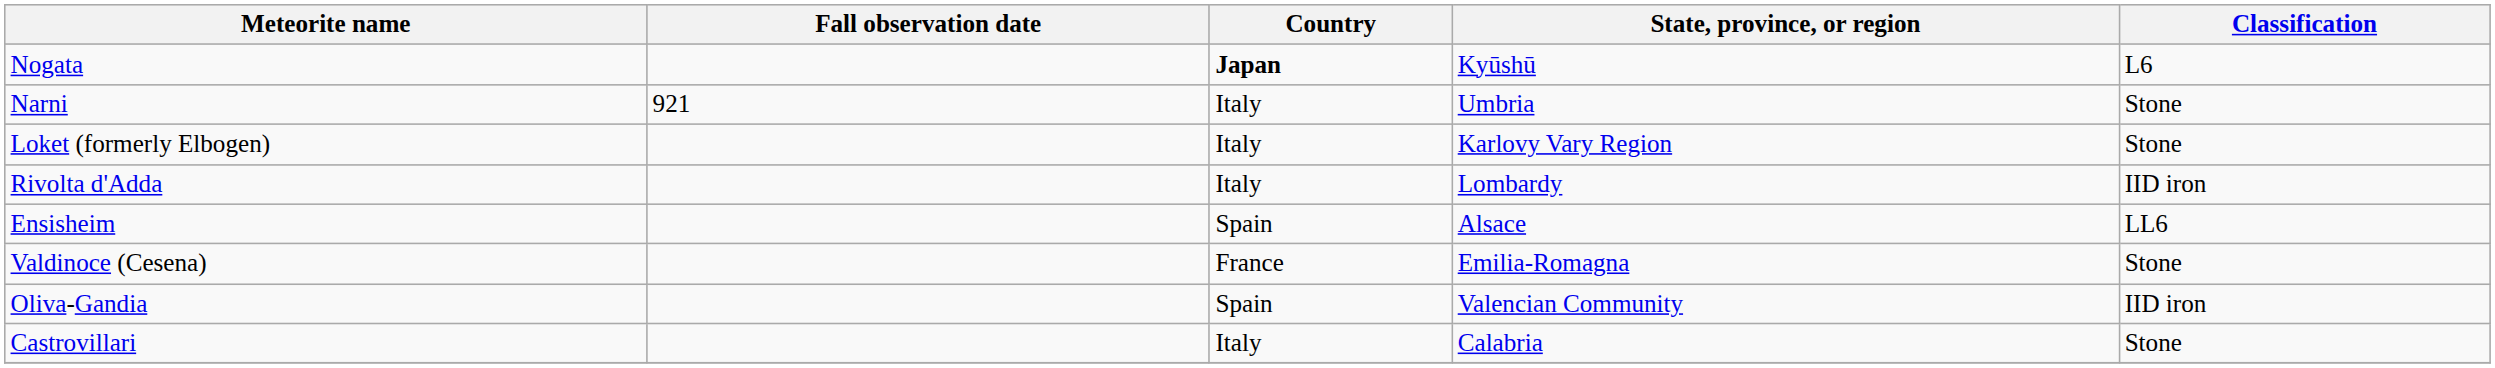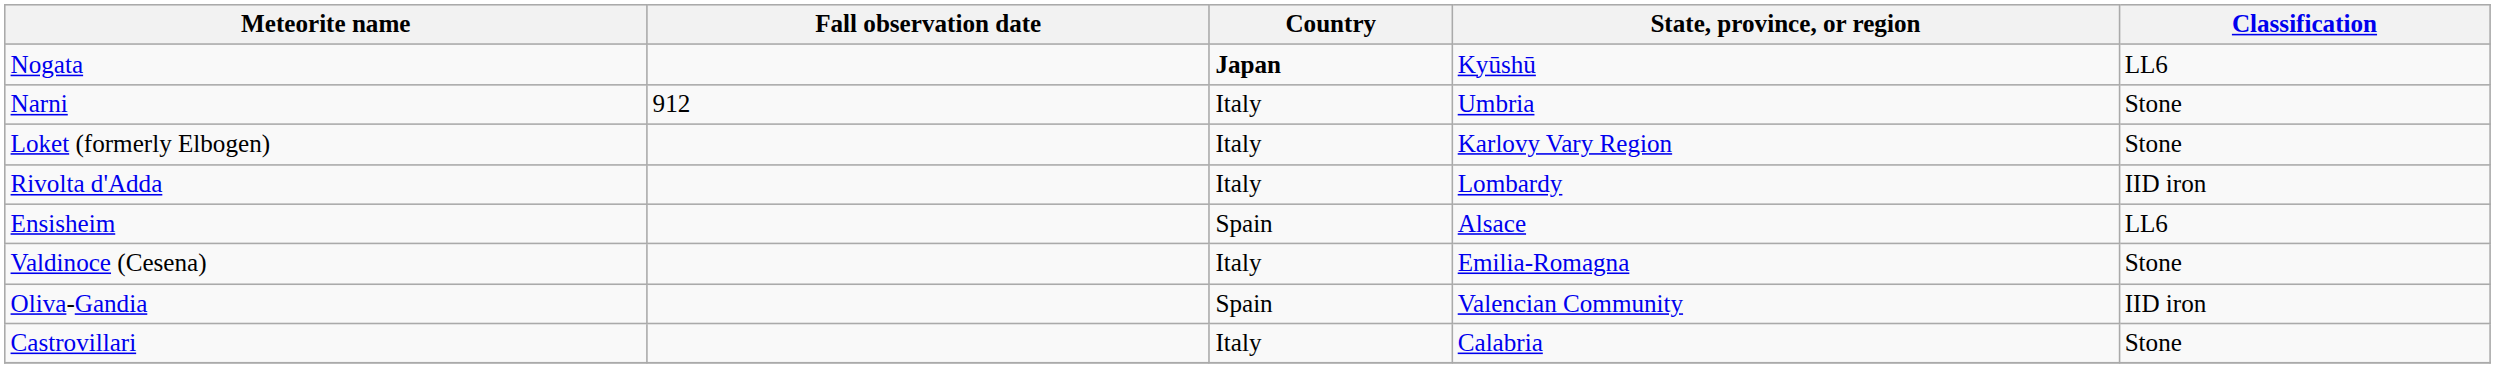(2139, 64) L6 -> (2146, 64) LL6
(671, 104) 921 -> (671, 104) 912
(1250, 263) France -> (1238, 263) Italy
